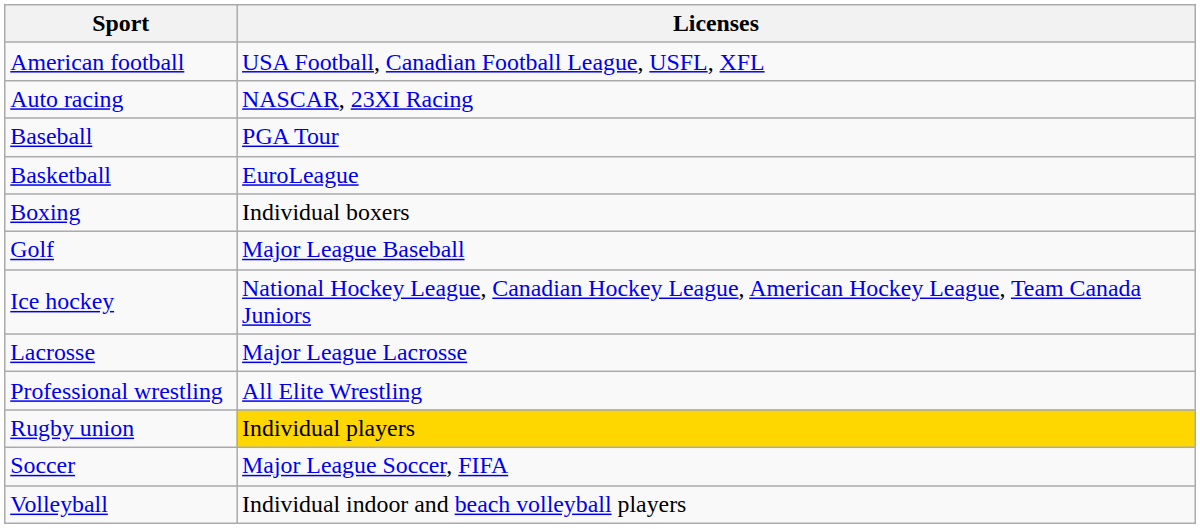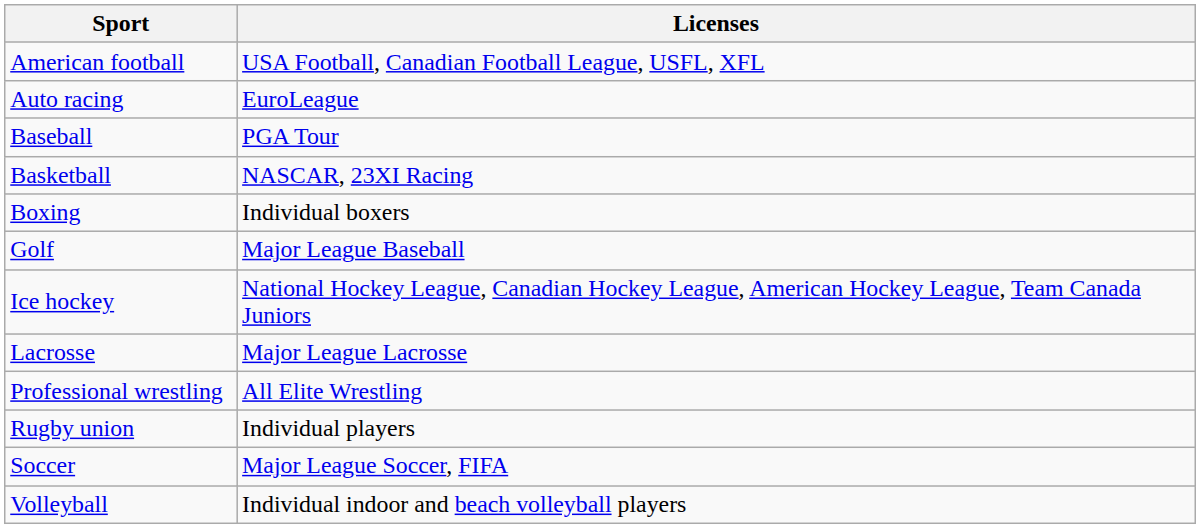(358, 99) NASCAR, 23XI Racing -> (300, 99) EuroLeague
(300, 174) EuroLeague -> (358, 174) NASCAR, 23XI Racing
(329, 428) gold background -> (329, 428) no background
